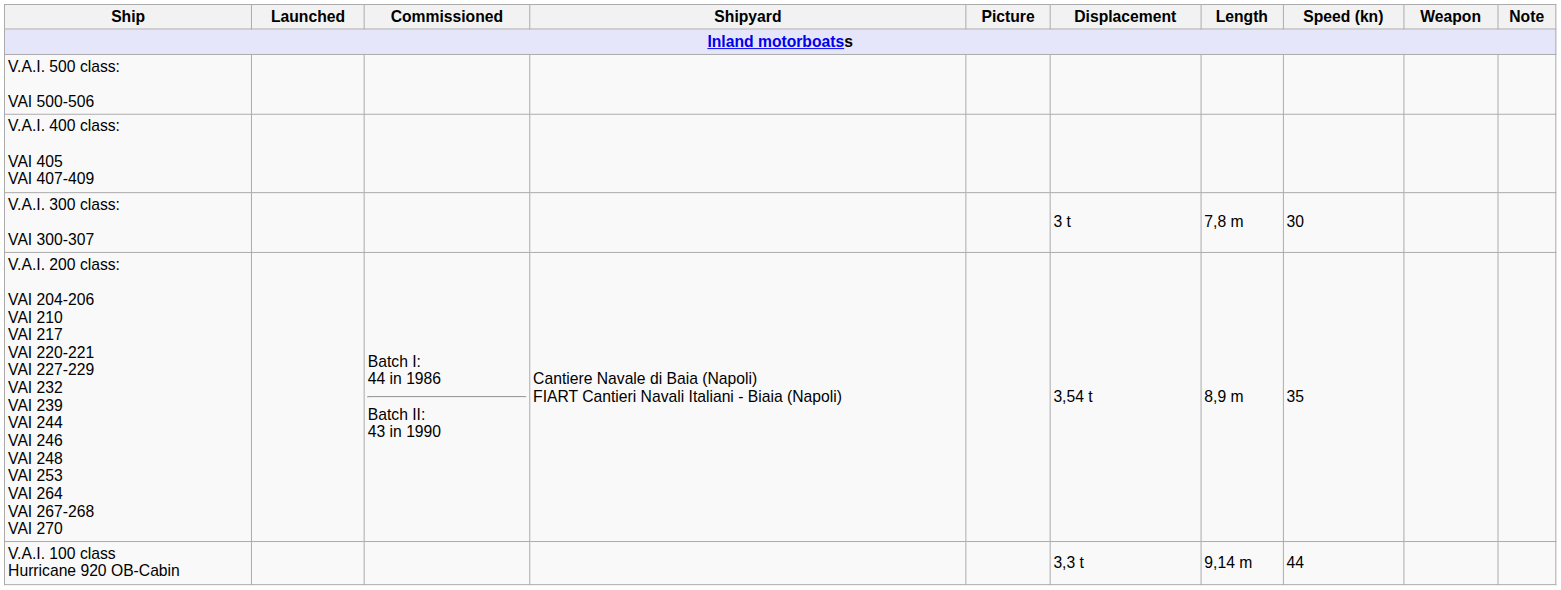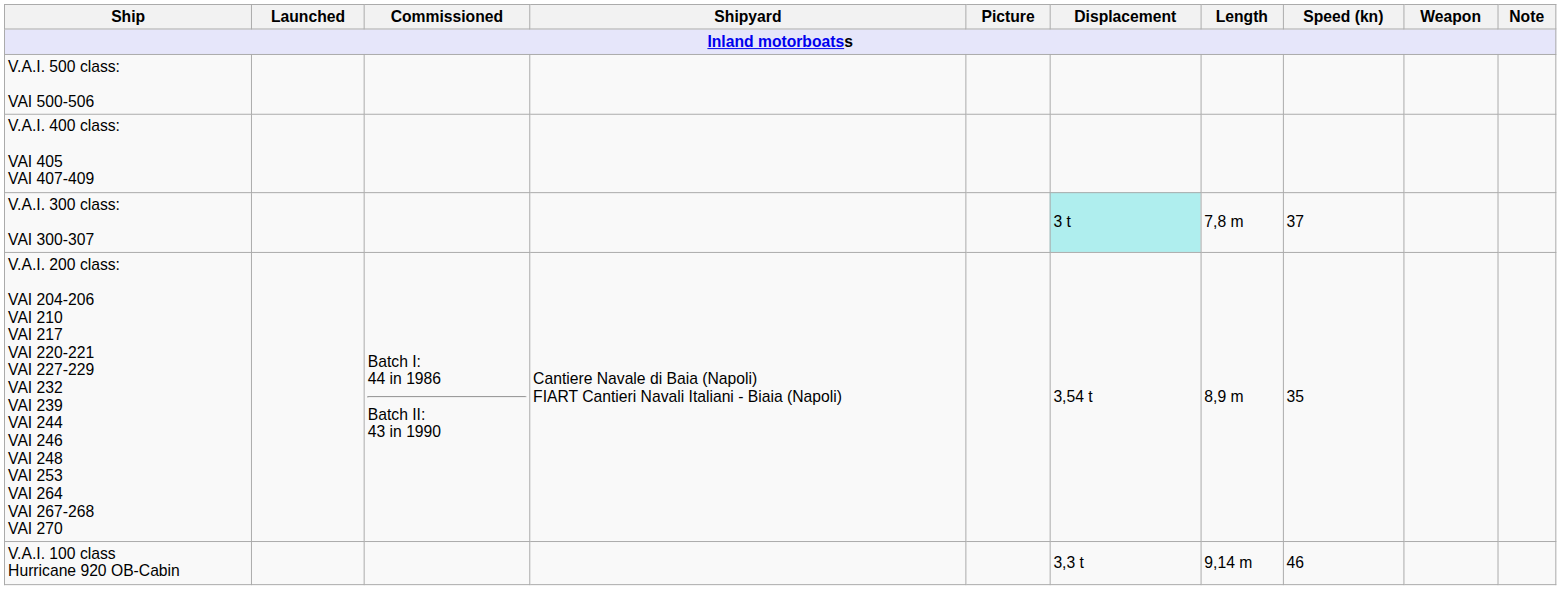(1062, 222) no background -> (1062, 222) paleturquoise background
(1295, 222) 30 -> (1295, 222) 37
(1295, 563) 44 -> (1295, 563) 46
